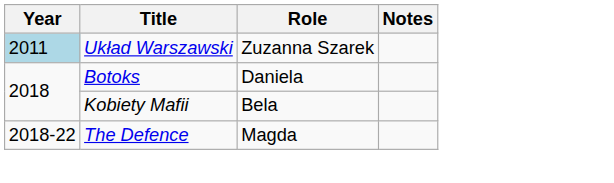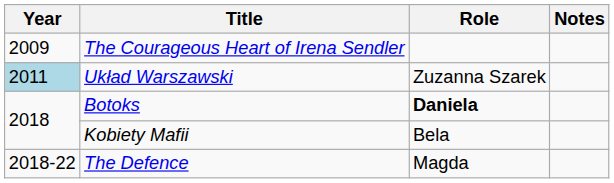+ row: (244, 47)
(272, 76) normal -> (445, 105) bold
